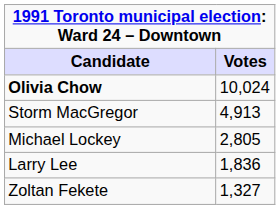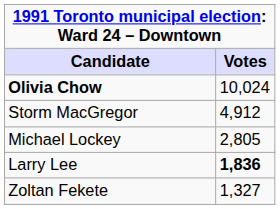(240, 113) 4,913 -> (240, 113) 4,912
(240, 165) normal -> (240, 165) bold
